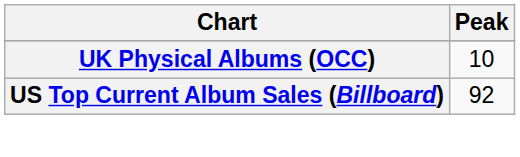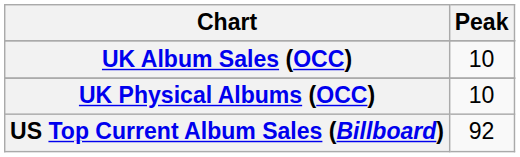+ row: (227, 59)
